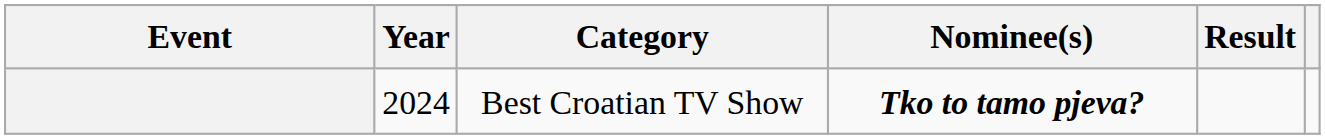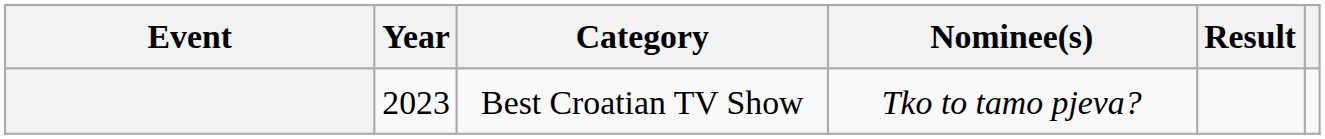(416, 101) 2024 -> (416, 101) 2023
(1012, 101) bold -> (1012, 101) normal
